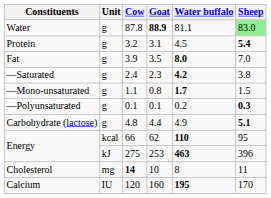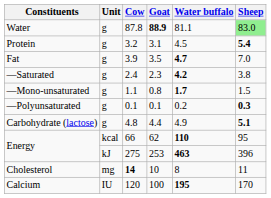(181, 59) 8.0 -> (181, 59) 4.7
(156, 185) 160 -> (156, 185) 100
